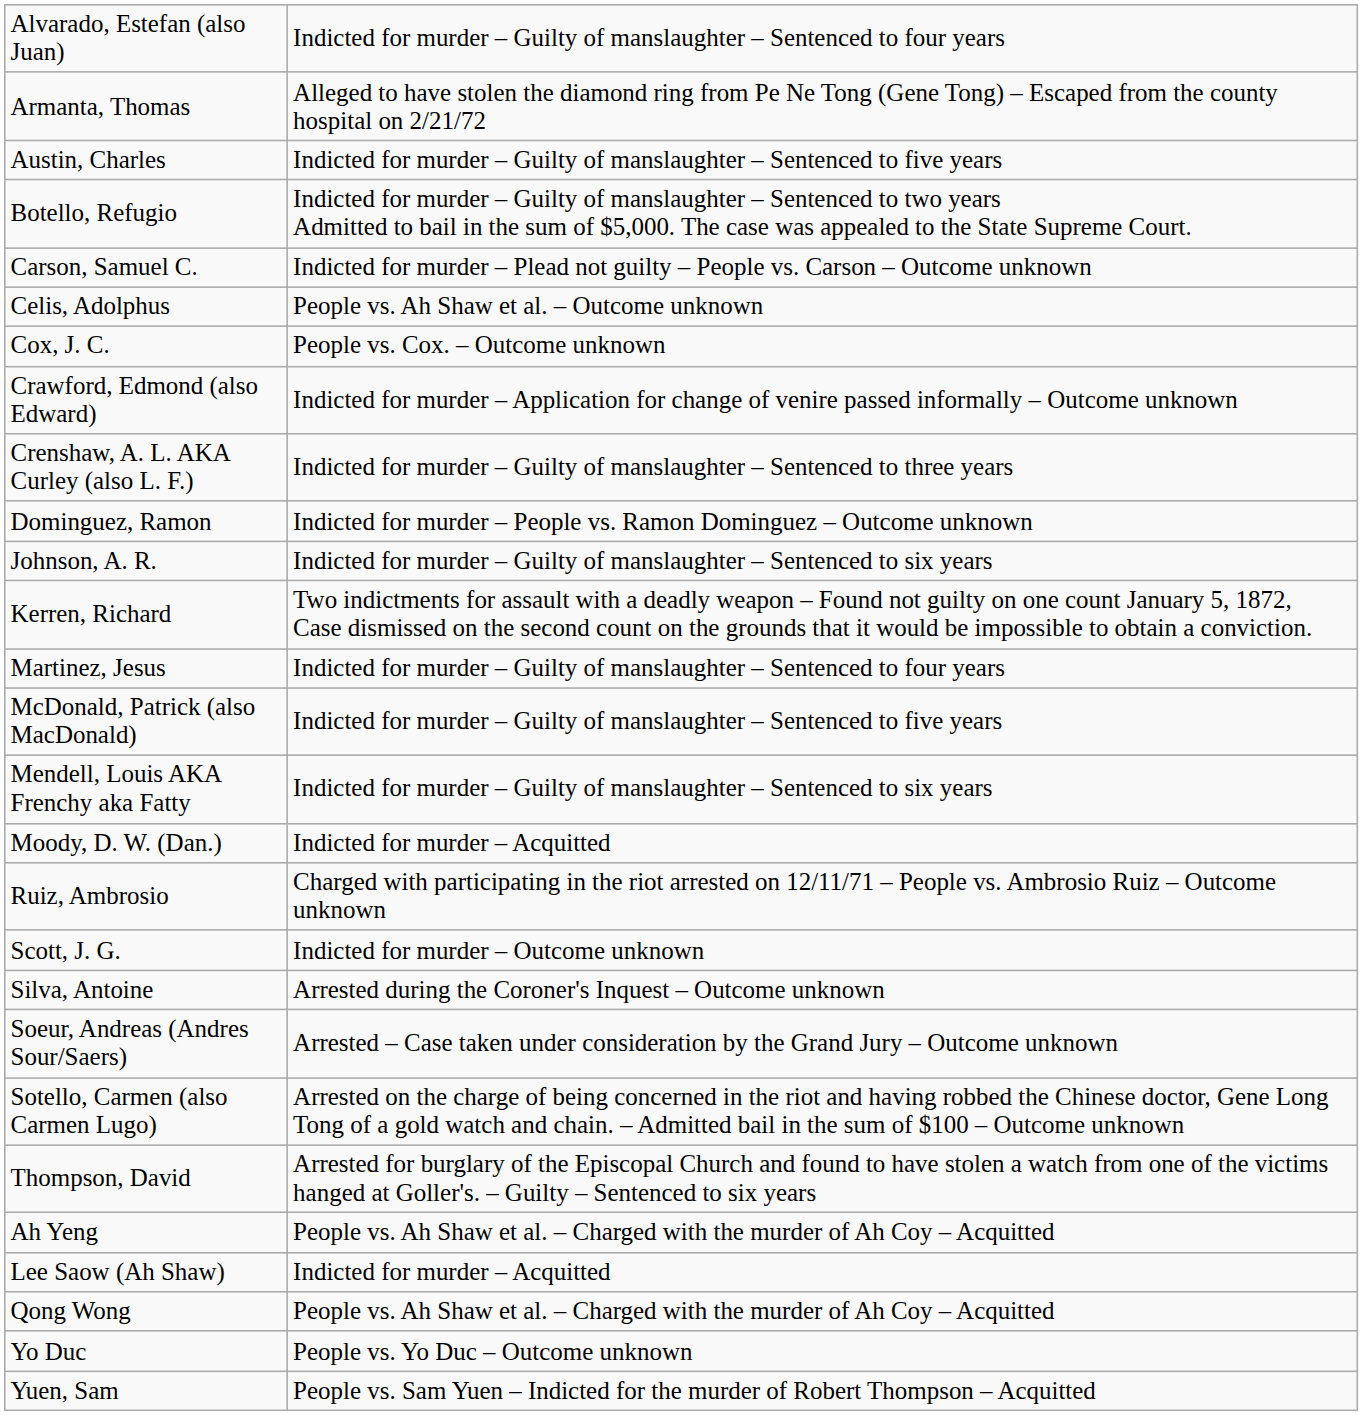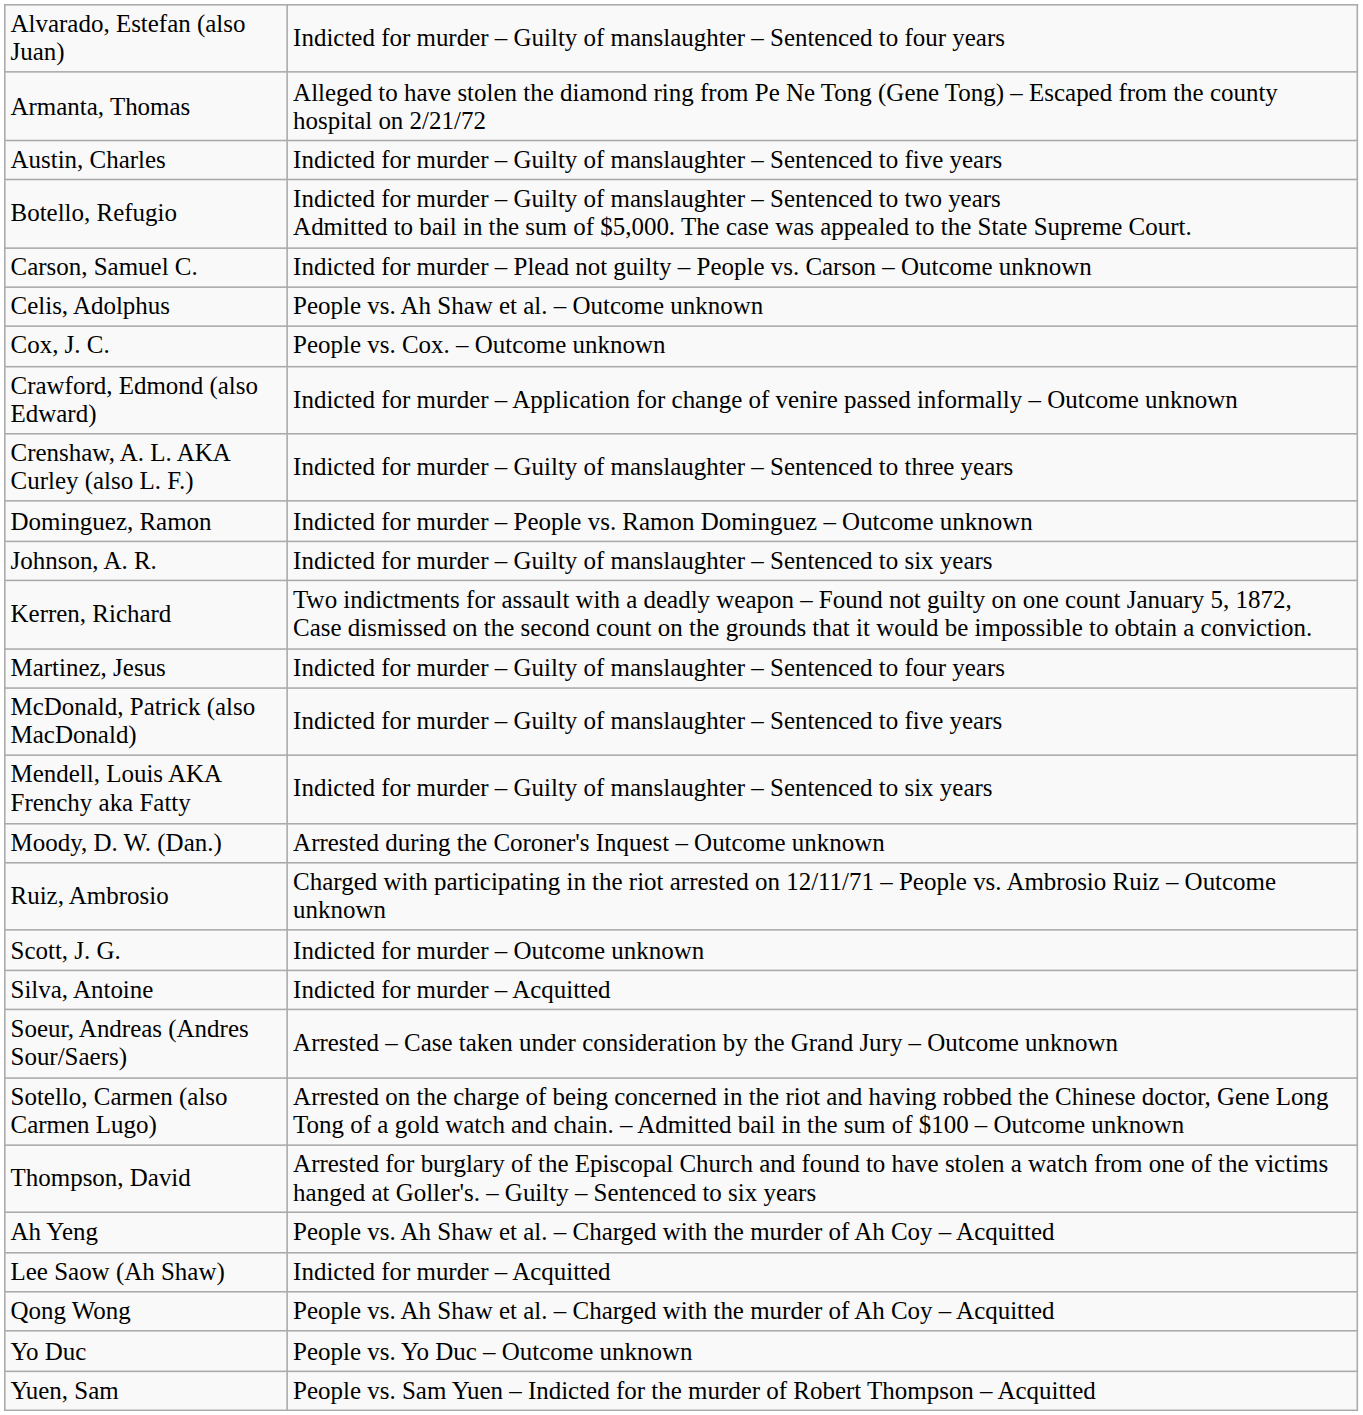(452, 842) Indicted for murder – Acquitted -> (589, 842) Arrested during the Coroner's Inquest – Outcome unknown
(589, 989) Arrested during the Coroner's Inquest – Outcome unknown -> (452, 989) Indicted for murder – Acquitted
